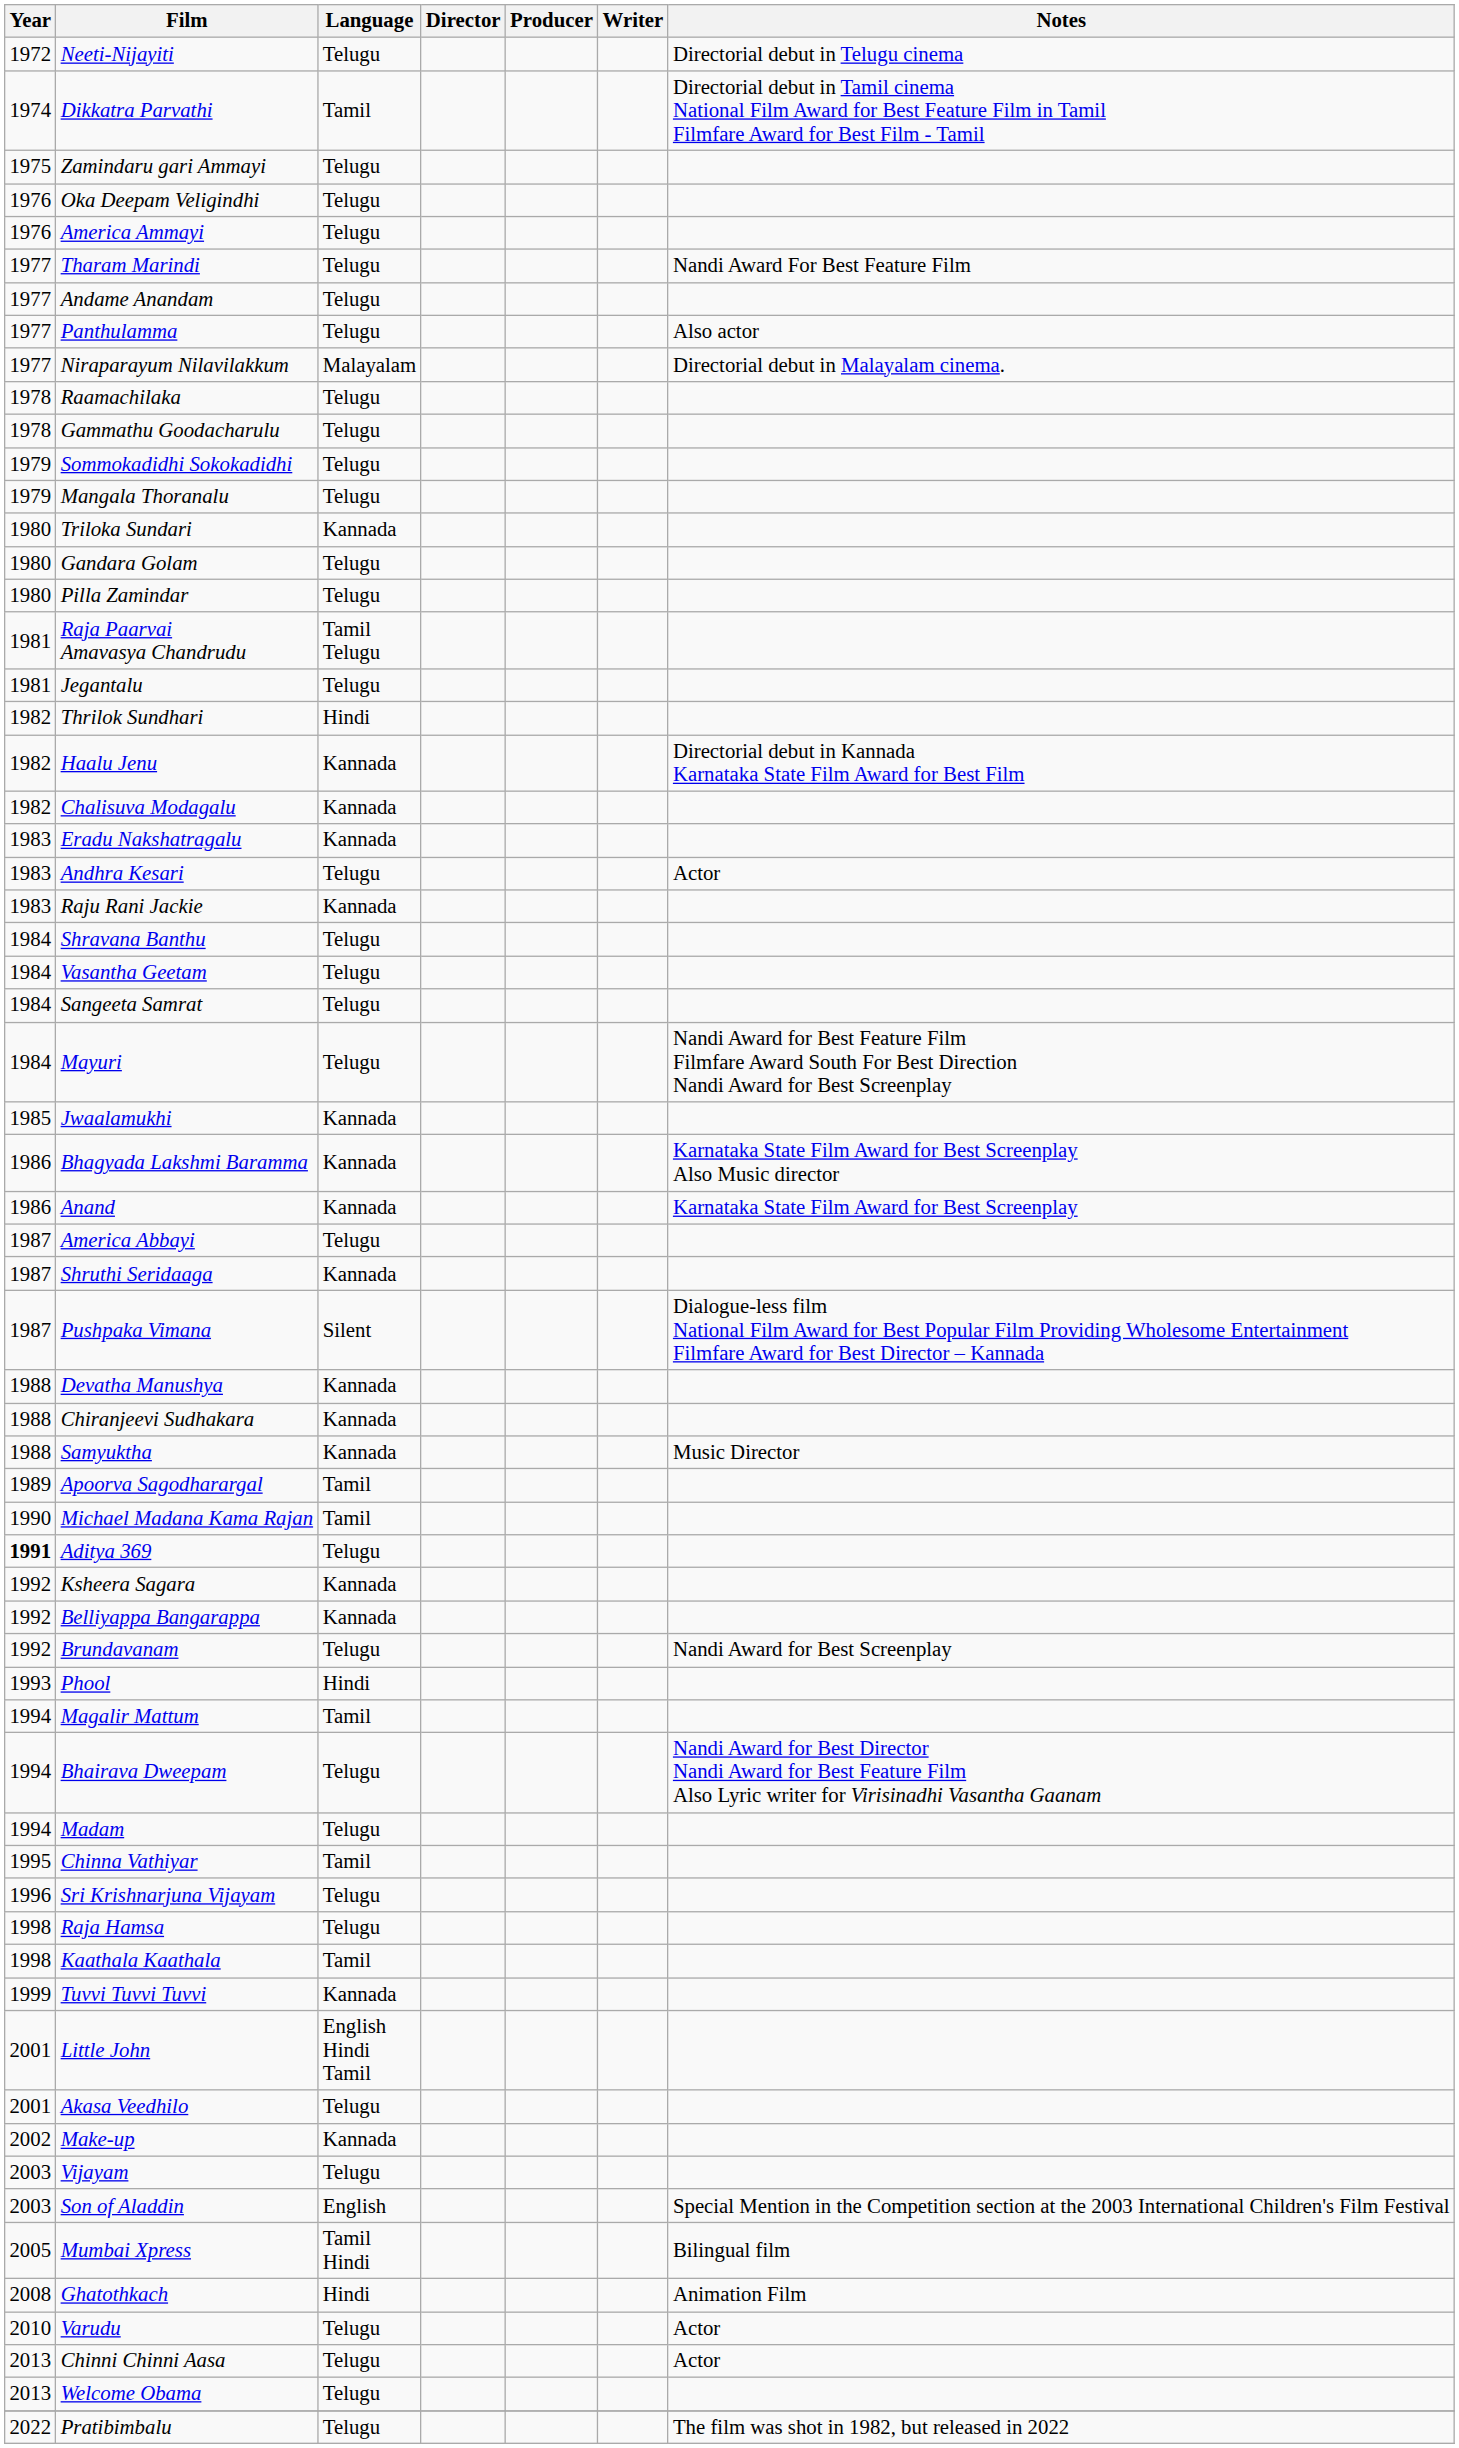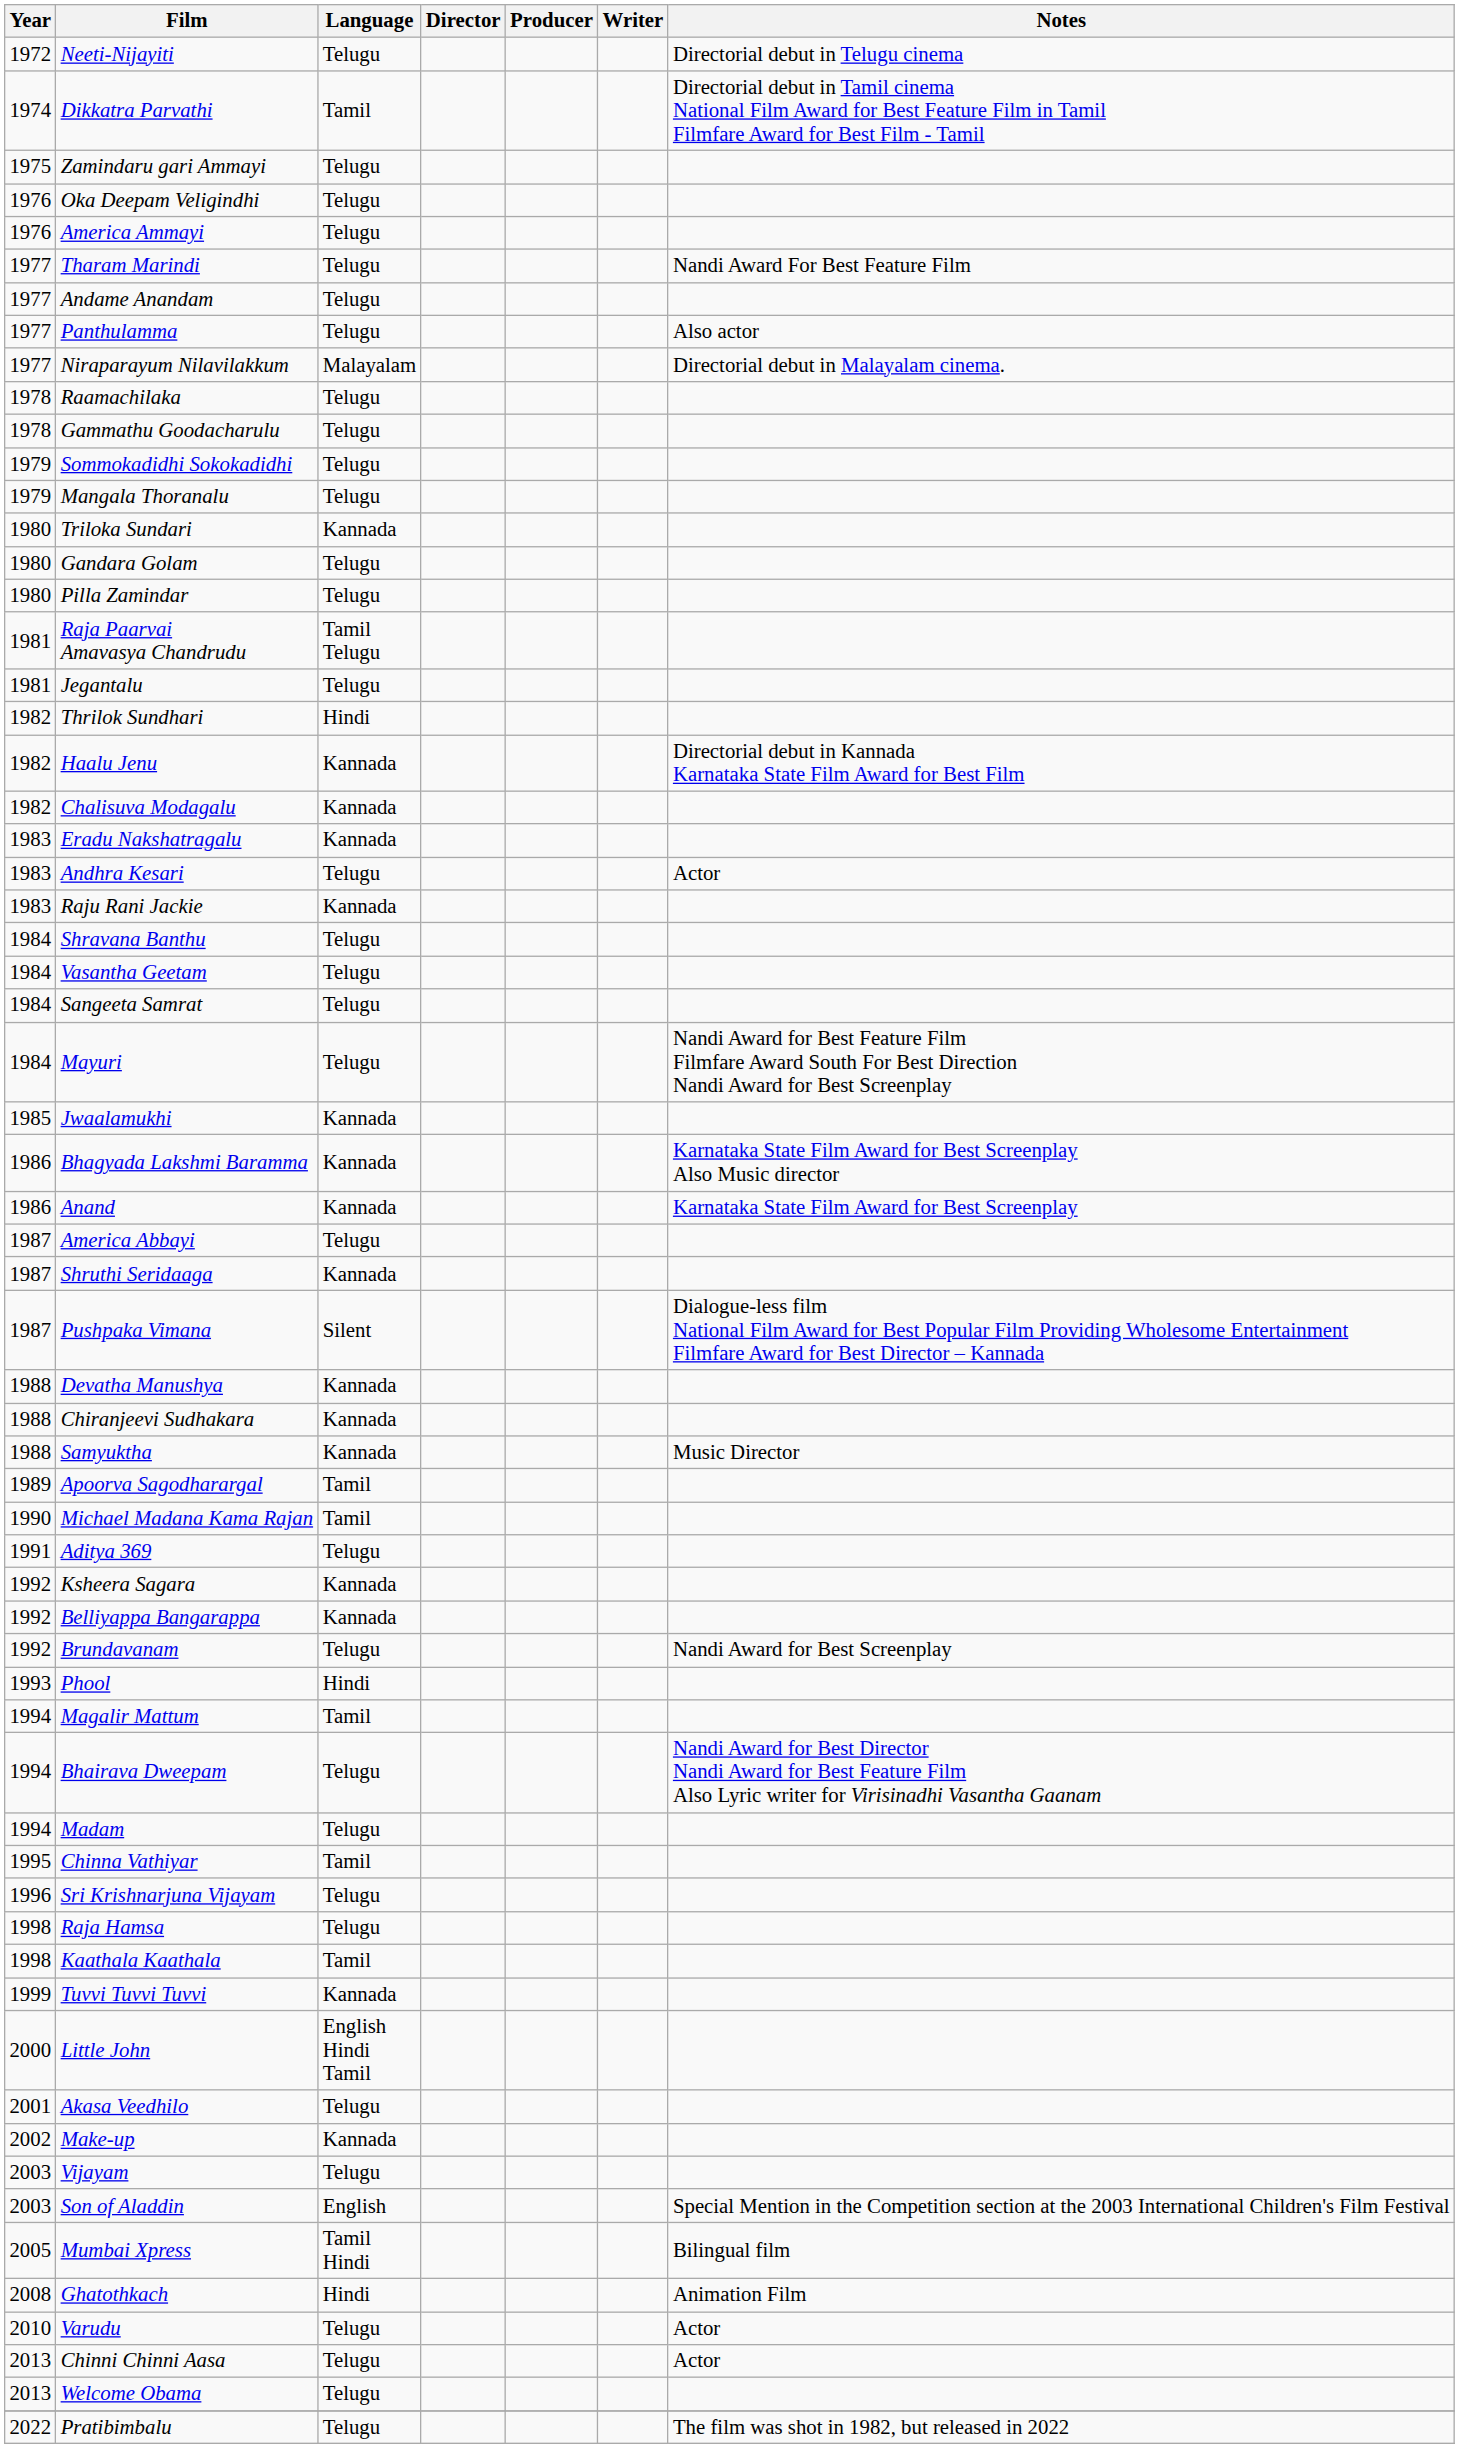(30, 1551) bold -> (30, 1551) normal
(30, 2050) 2001 -> (30, 2050) 2000
